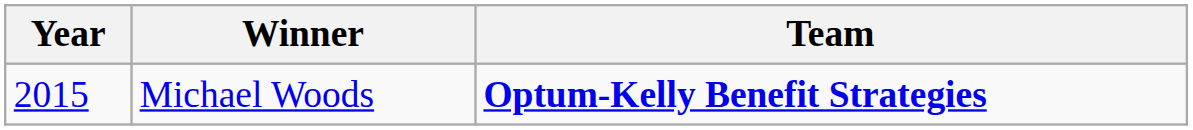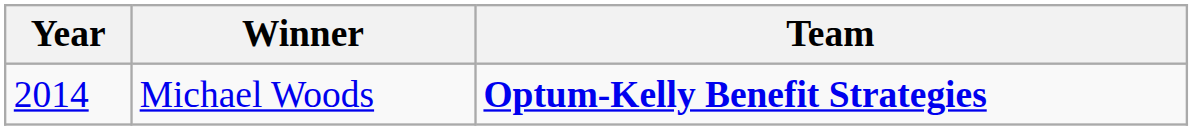(51, 93) 2015 -> (51, 93) 2014
